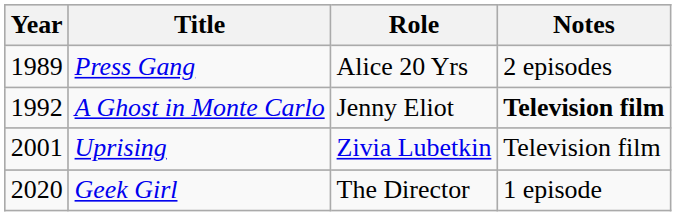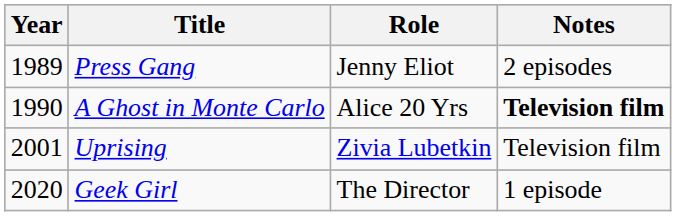(402, 66) Alice 20 Yrs -> (395, 66) Jenny Eliot
(37, 107) 1992 -> (37, 107) 1990
(395, 107) Jenny Eliot -> (402, 107) Alice 20 Yrs
